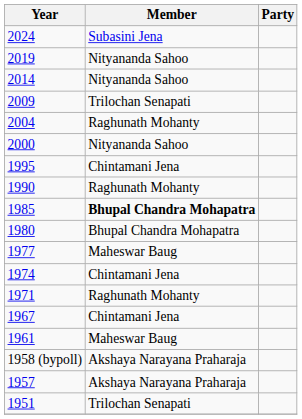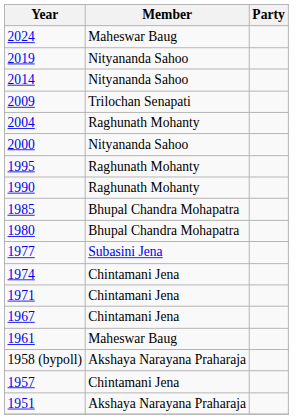(125, 36) Subasini Jena -> (133, 36) Maheswar Baug
(134, 166) Chintamani Jena -> (144, 166) Raghunath Mohanty
(172, 209) bold -> (164, 209) normal
(133, 252) Maheswar Baug -> (125, 252) Subasini Jena
(144, 295) Raghunath Mohanty -> (134, 295) Chintamani Jena
(167, 381) Akshaya Narayana Praharaja -> (134, 381) Chintamani Jena
(140, 403) Trilochan Senapati -> (167, 403) Akshaya Narayana Praharaja
